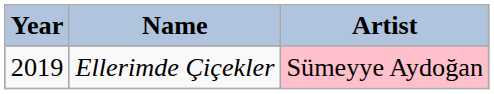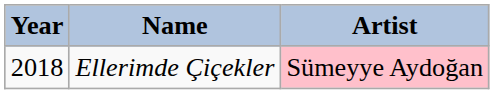(37, 66) 2019 -> (37, 66) 2018
